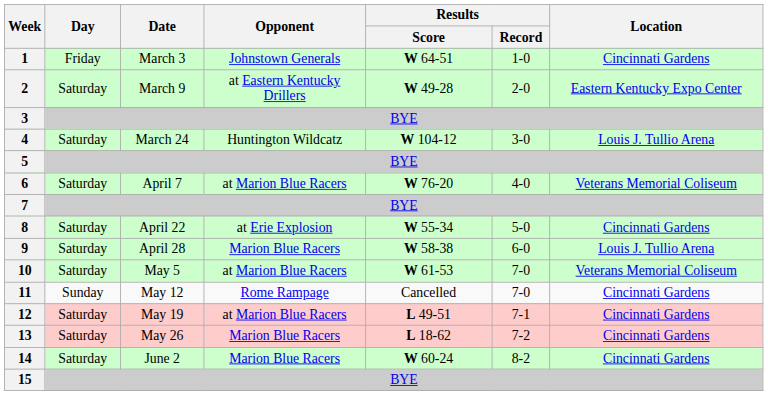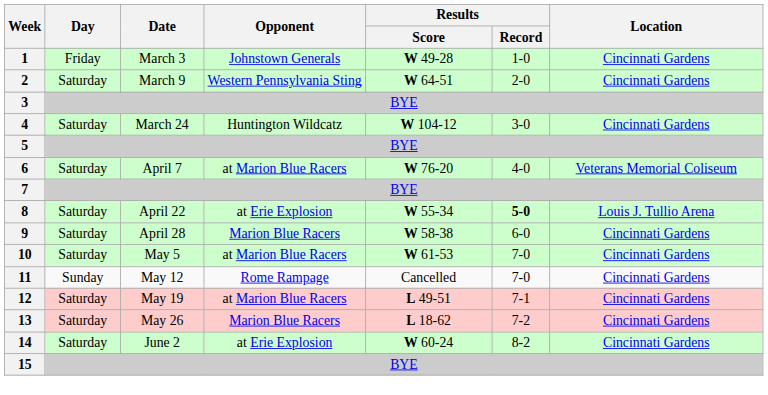(429, 59) W 64-51 -> (429, 59) W 49-28
(285, 88) at Eastern Kentucky Drillers -> (285, 80) Western Pennsylvania Sting
(429, 88) W 49-28 -> (429, 80) W 64-51
(656, 88) Eastern Kentucky Expo Center -> (656, 80) Cincinnati Gardens
(656, 140) Louis J. Tullio Arena -> (656, 124) Cincinnati Gardens
(521, 227) normal -> (521, 211) bold
(656, 227) Cincinnati Gardens -> (656, 211) Louis J. Tullio Arena
(656, 249) Louis J. Tullio Arena -> (656, 233) Cincinnati Gardens
(656, 270) Veterans Memorial Coliseum -> (656, 255) Cincinnati Gardens
(285, 358) Marion Blue Racers -> (285, 342) at Erie Explosion
